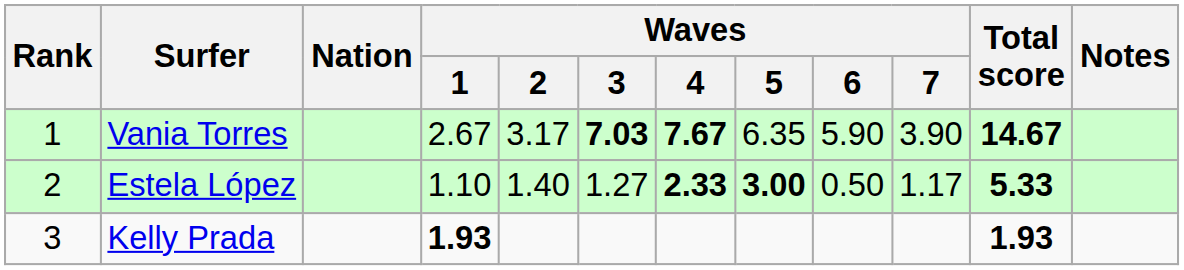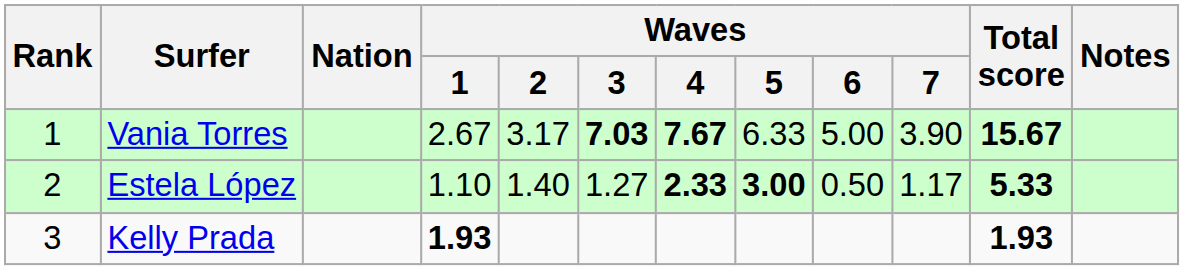(774, 133) 6.35 -> (774, 133) 6.33
(852, 133) 5.90 -> (852, 133) 5.00
(1021, 133) 14.67 -> (1021, 133) 15.67
